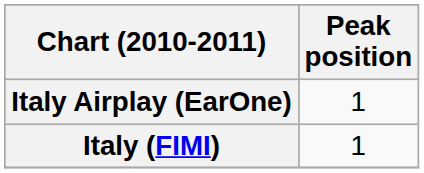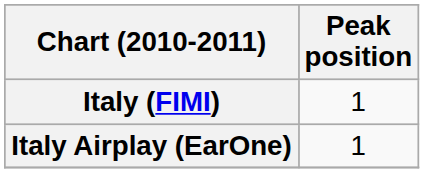rows swapped: (151, 145) <-> (151, 101)
